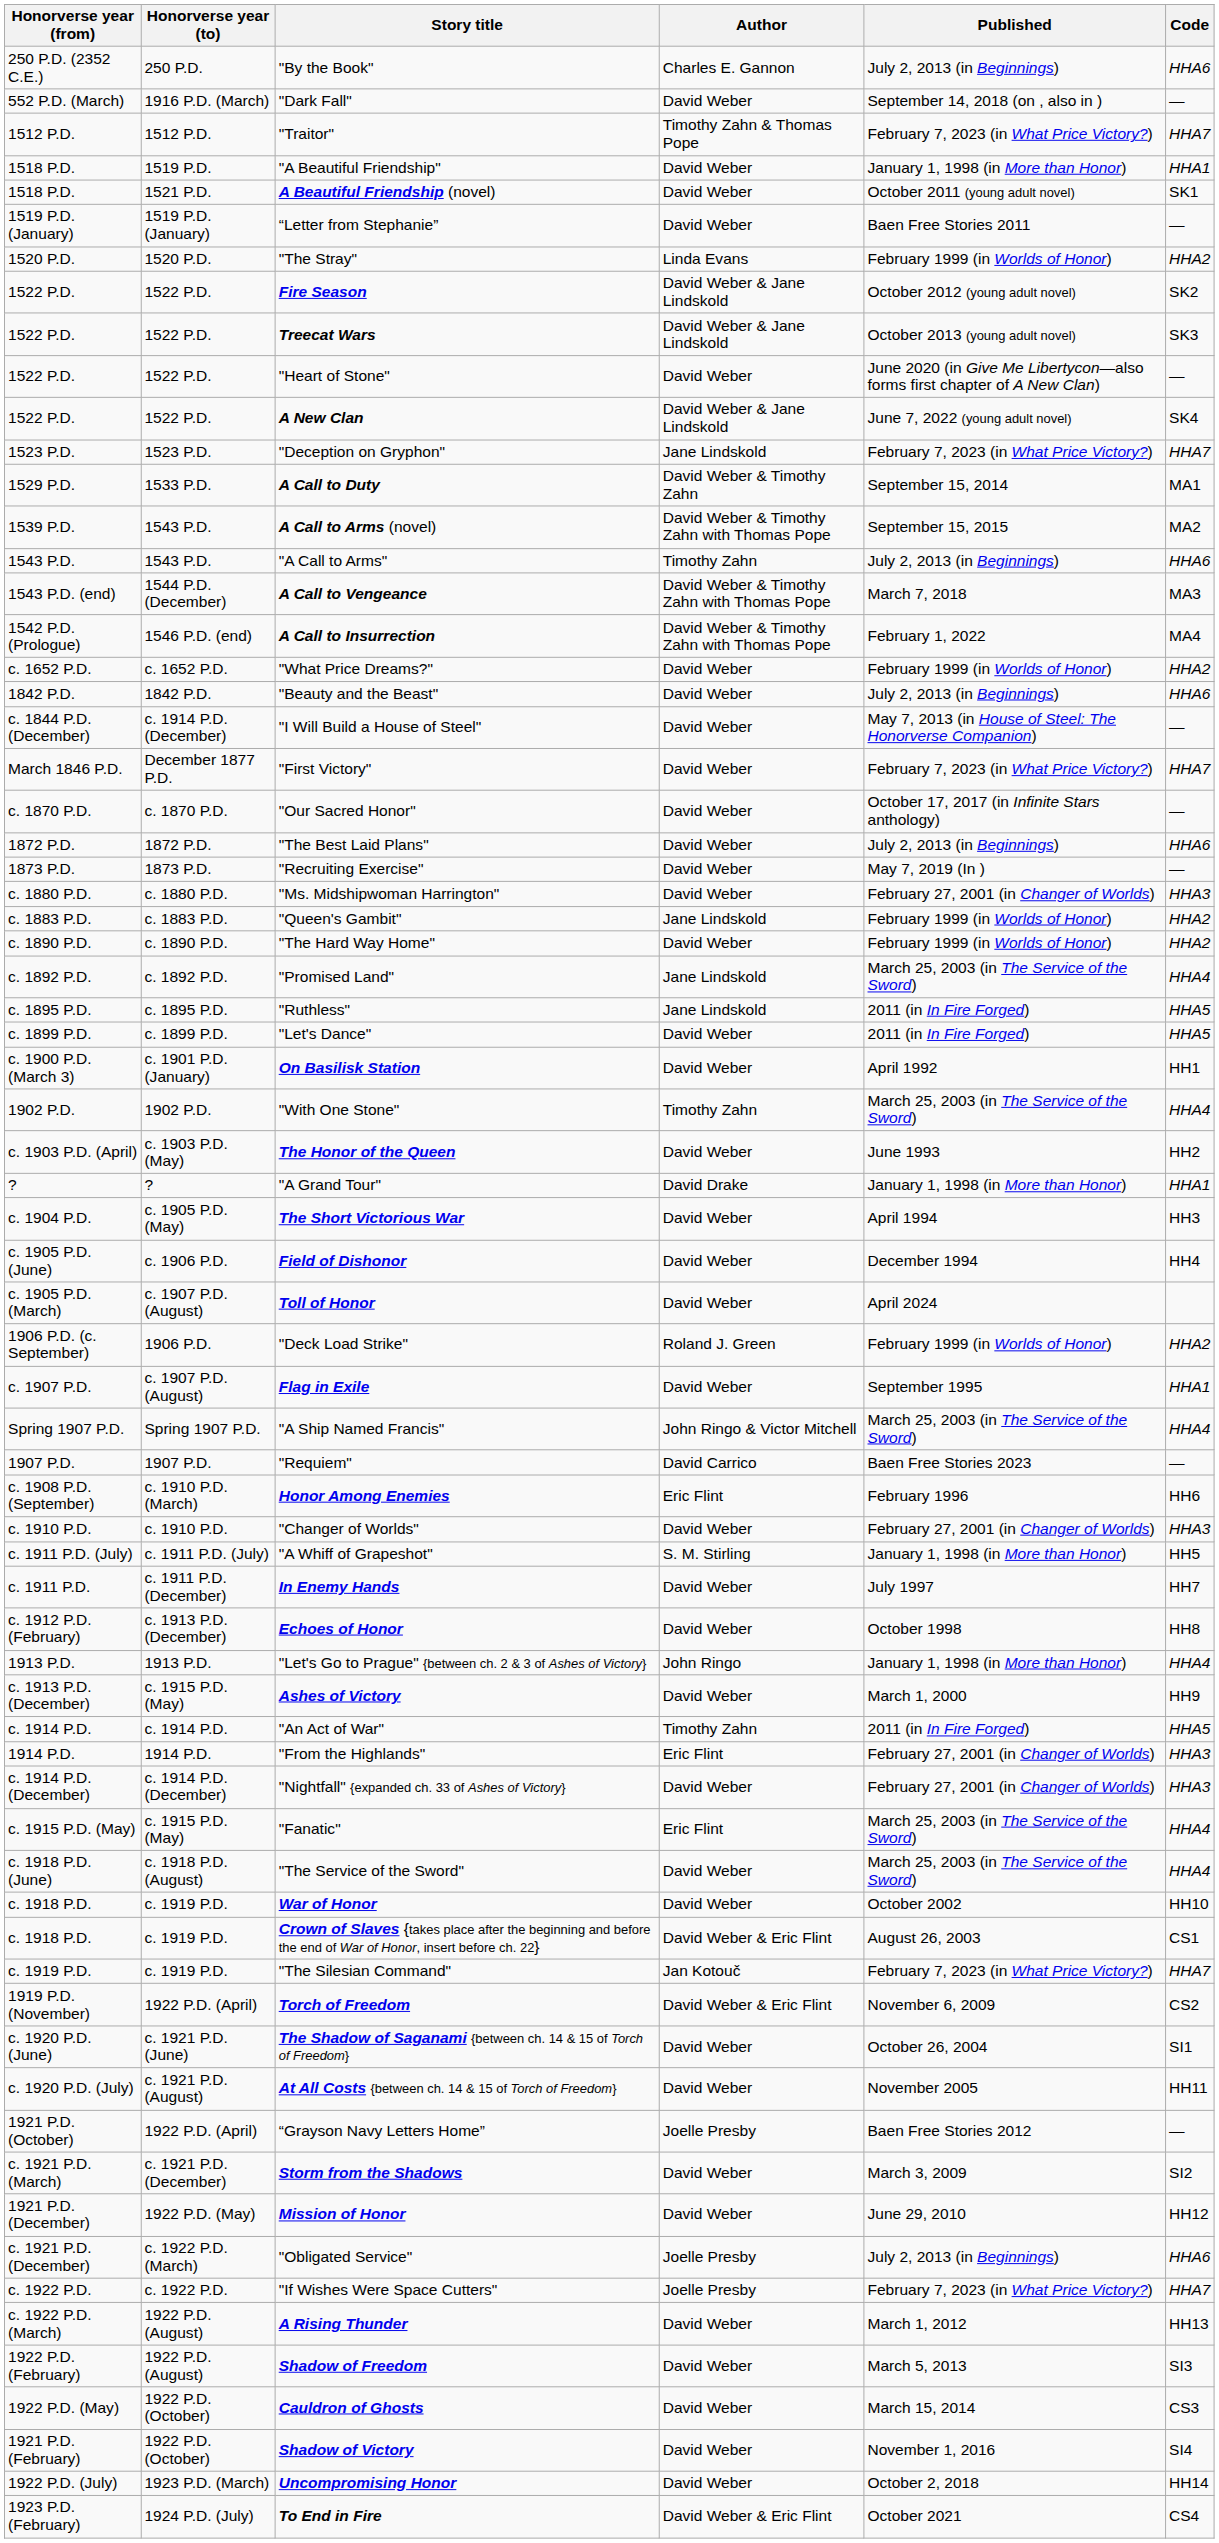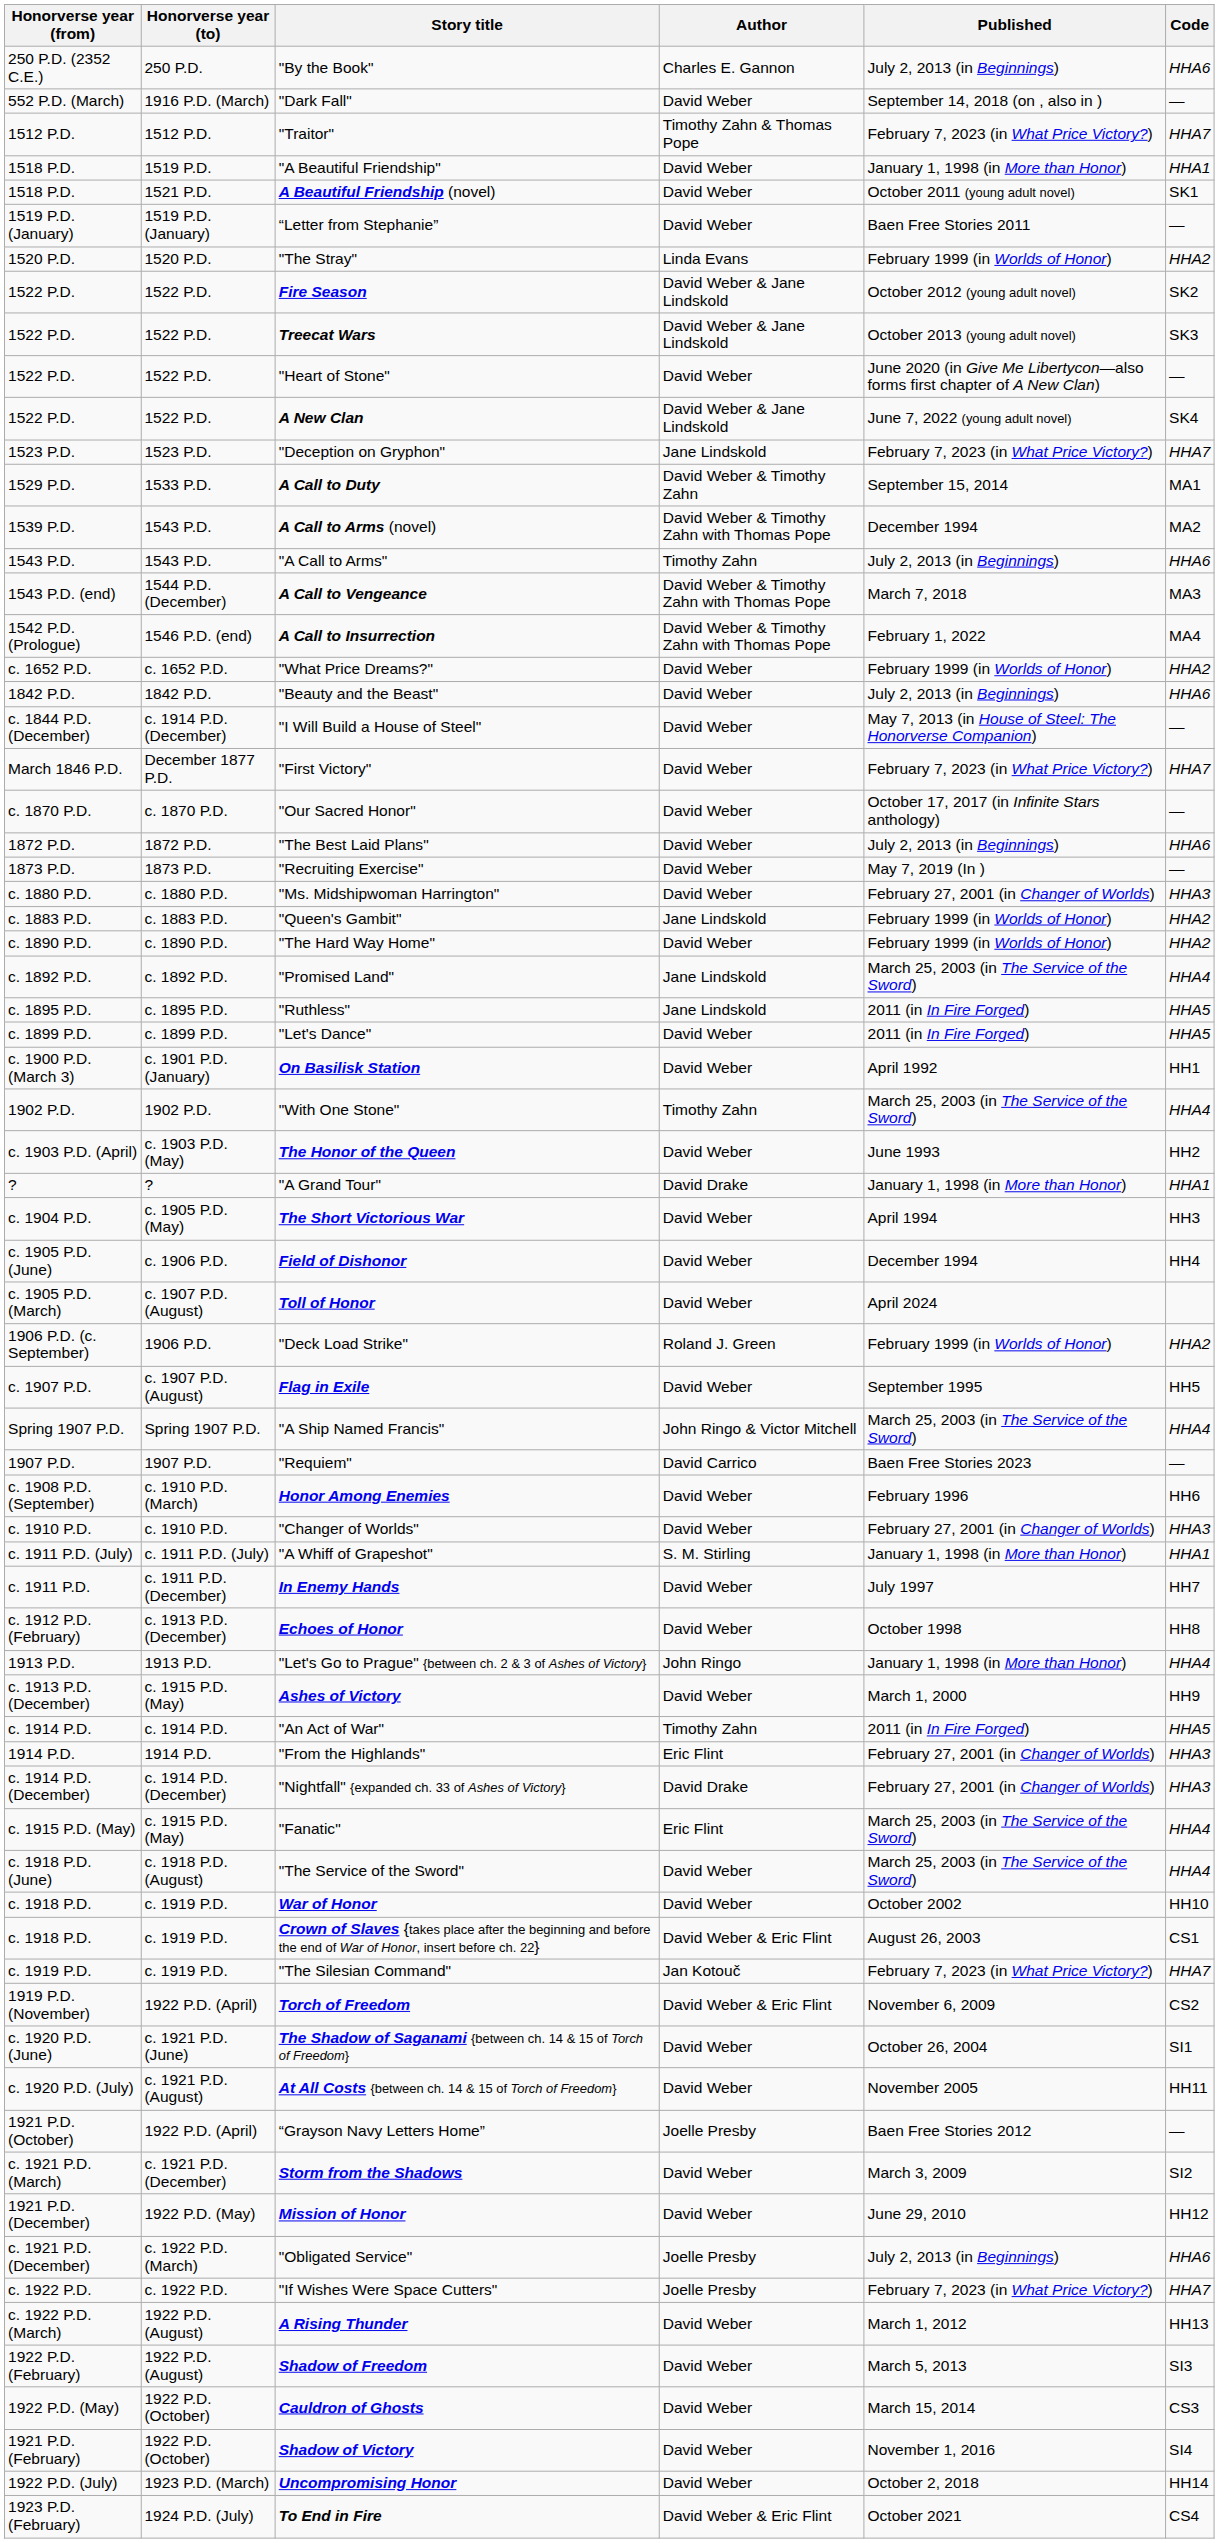(938, 527) September 15, 2015 -> (923, 527) December 1994
(1190, 1387) HHA1 -> (1185, 1387) HH5
(693, 1495) Eric Flint -> (707, 1495) David Weber
(1185, 1553) HH5 -> (1190, 1553) HHA1
(707, 1787) David Weber -> (705, 1787) David Drake
